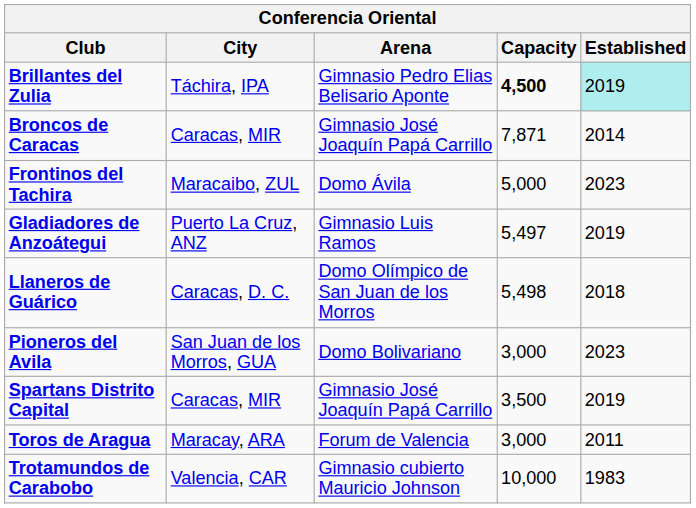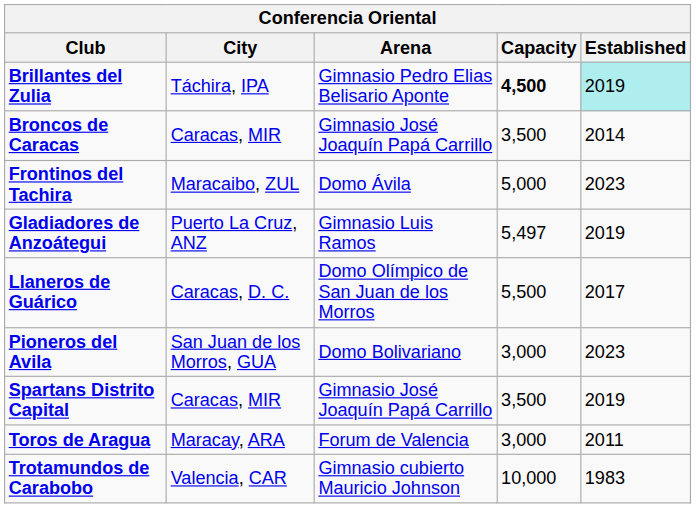(524, 135) 7,871 -> (524, 135) 3,500
(524, 292) 5,498 -> (524, 292) 5,500
(605, 292) 2018 -> (605, 292) 2017
